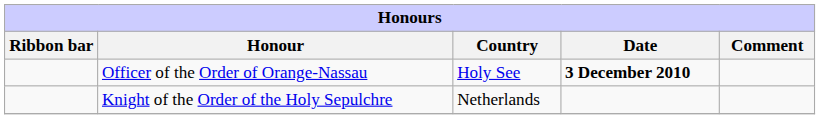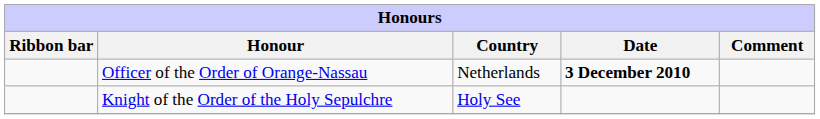(489, 72) Holy See -> (499, 72) Netherlands
(499, 99) Netherlands -> (489, 99) Holy See
